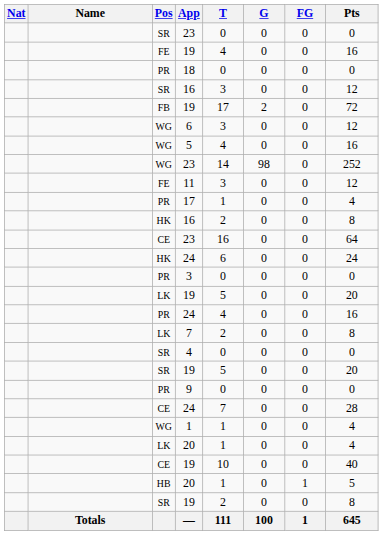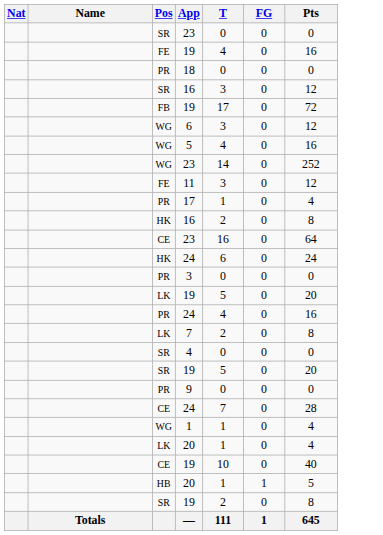- column: (264, 13)
